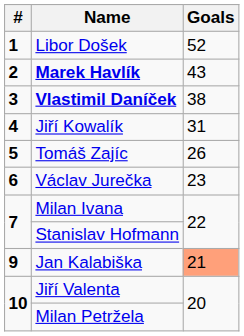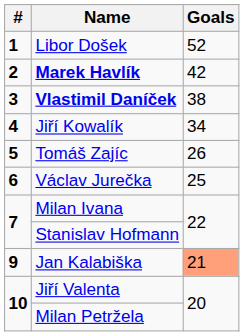(197, 72) 43 -> (197, 72) 42
(197, 126) 31 -> (197, 126) 34
(197, 180) 23 -> (197, 180) 25
